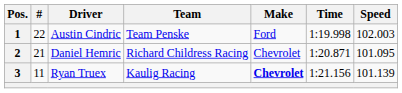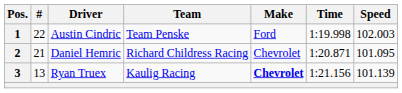(39, 73) 11 -> (39, 73) 13
